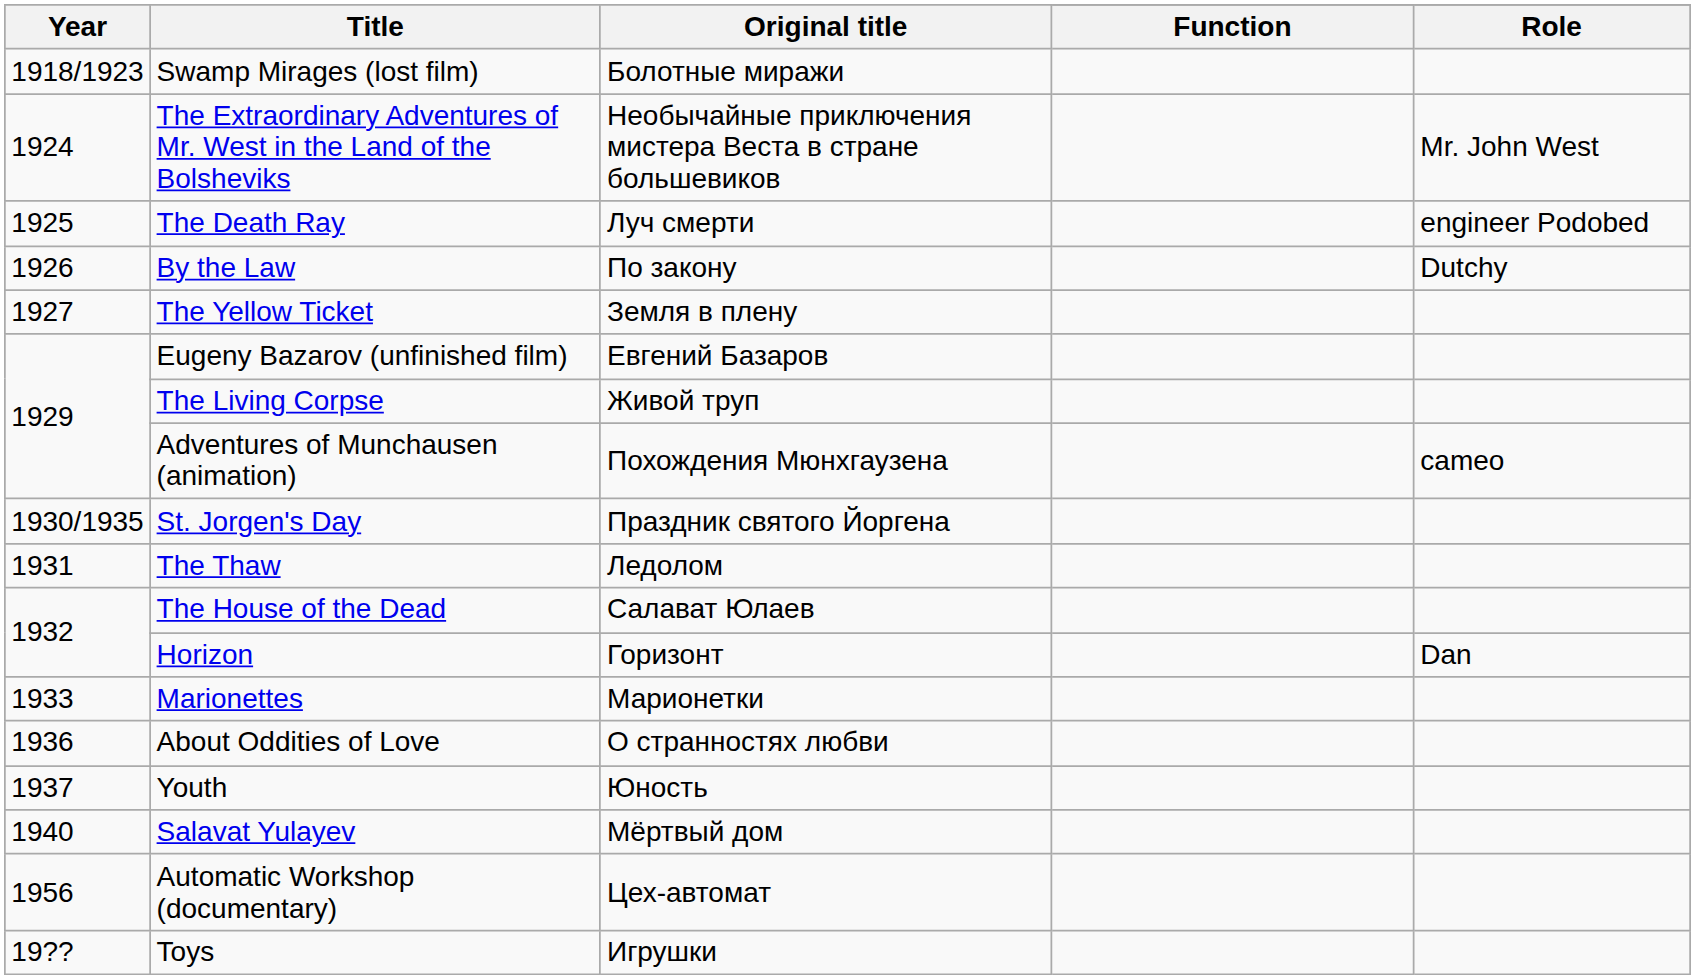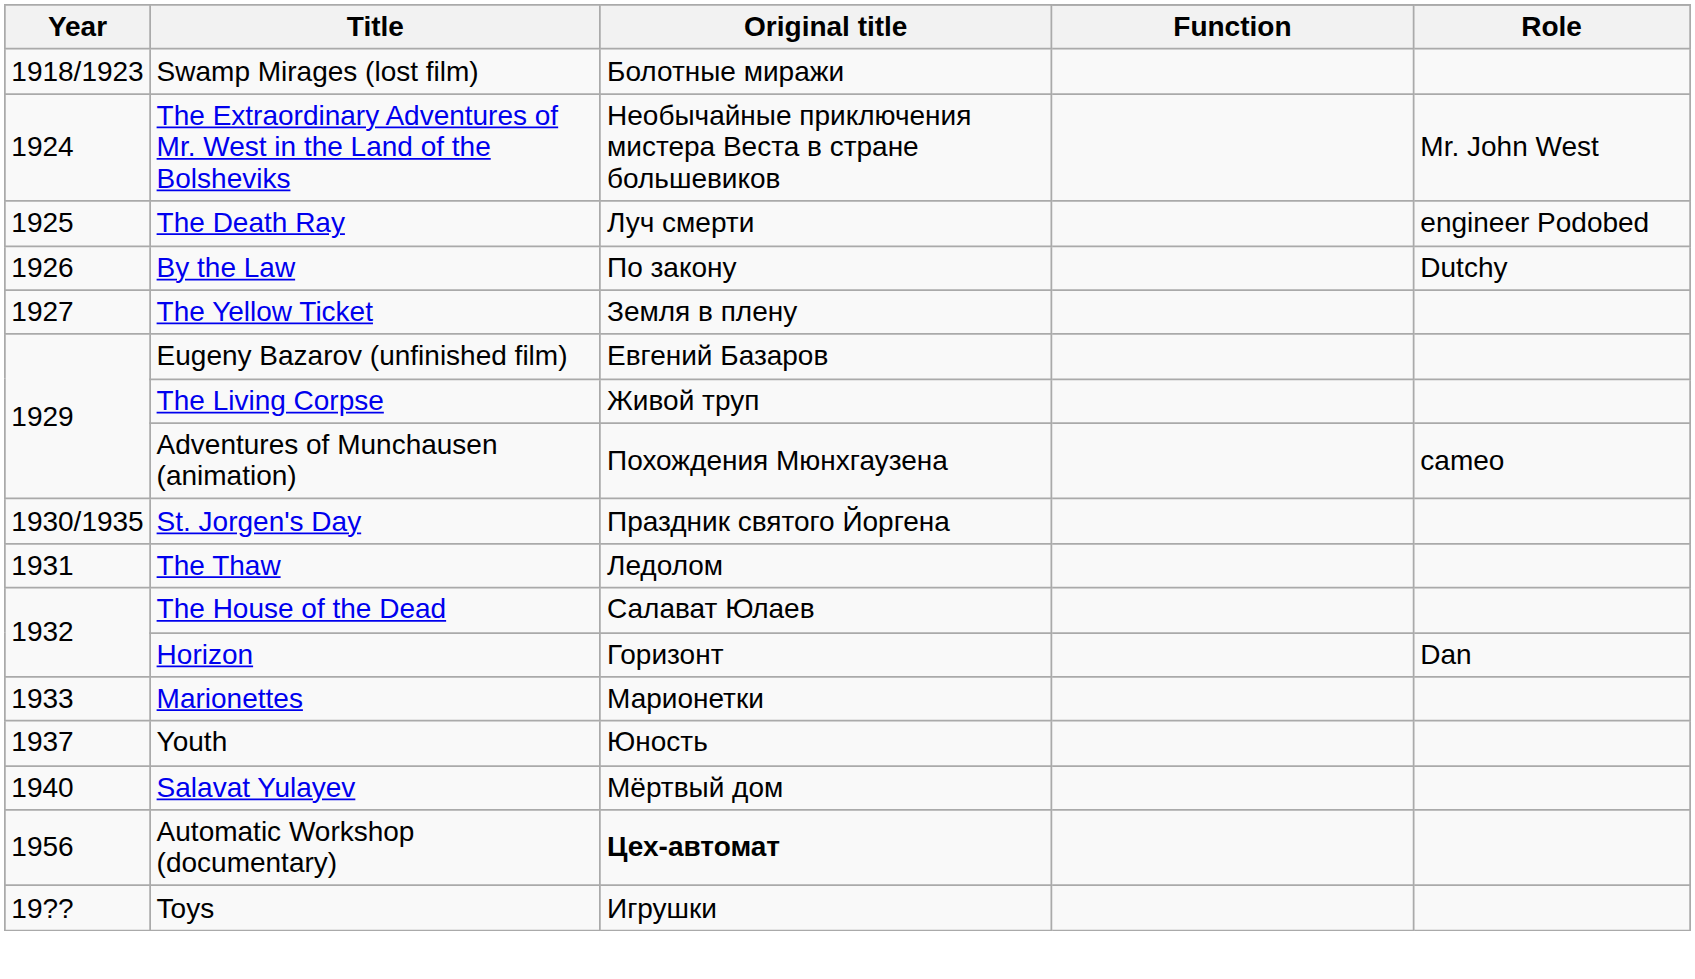- row: (298, 742)
(689, 891) normal -> (694, 847) bold
